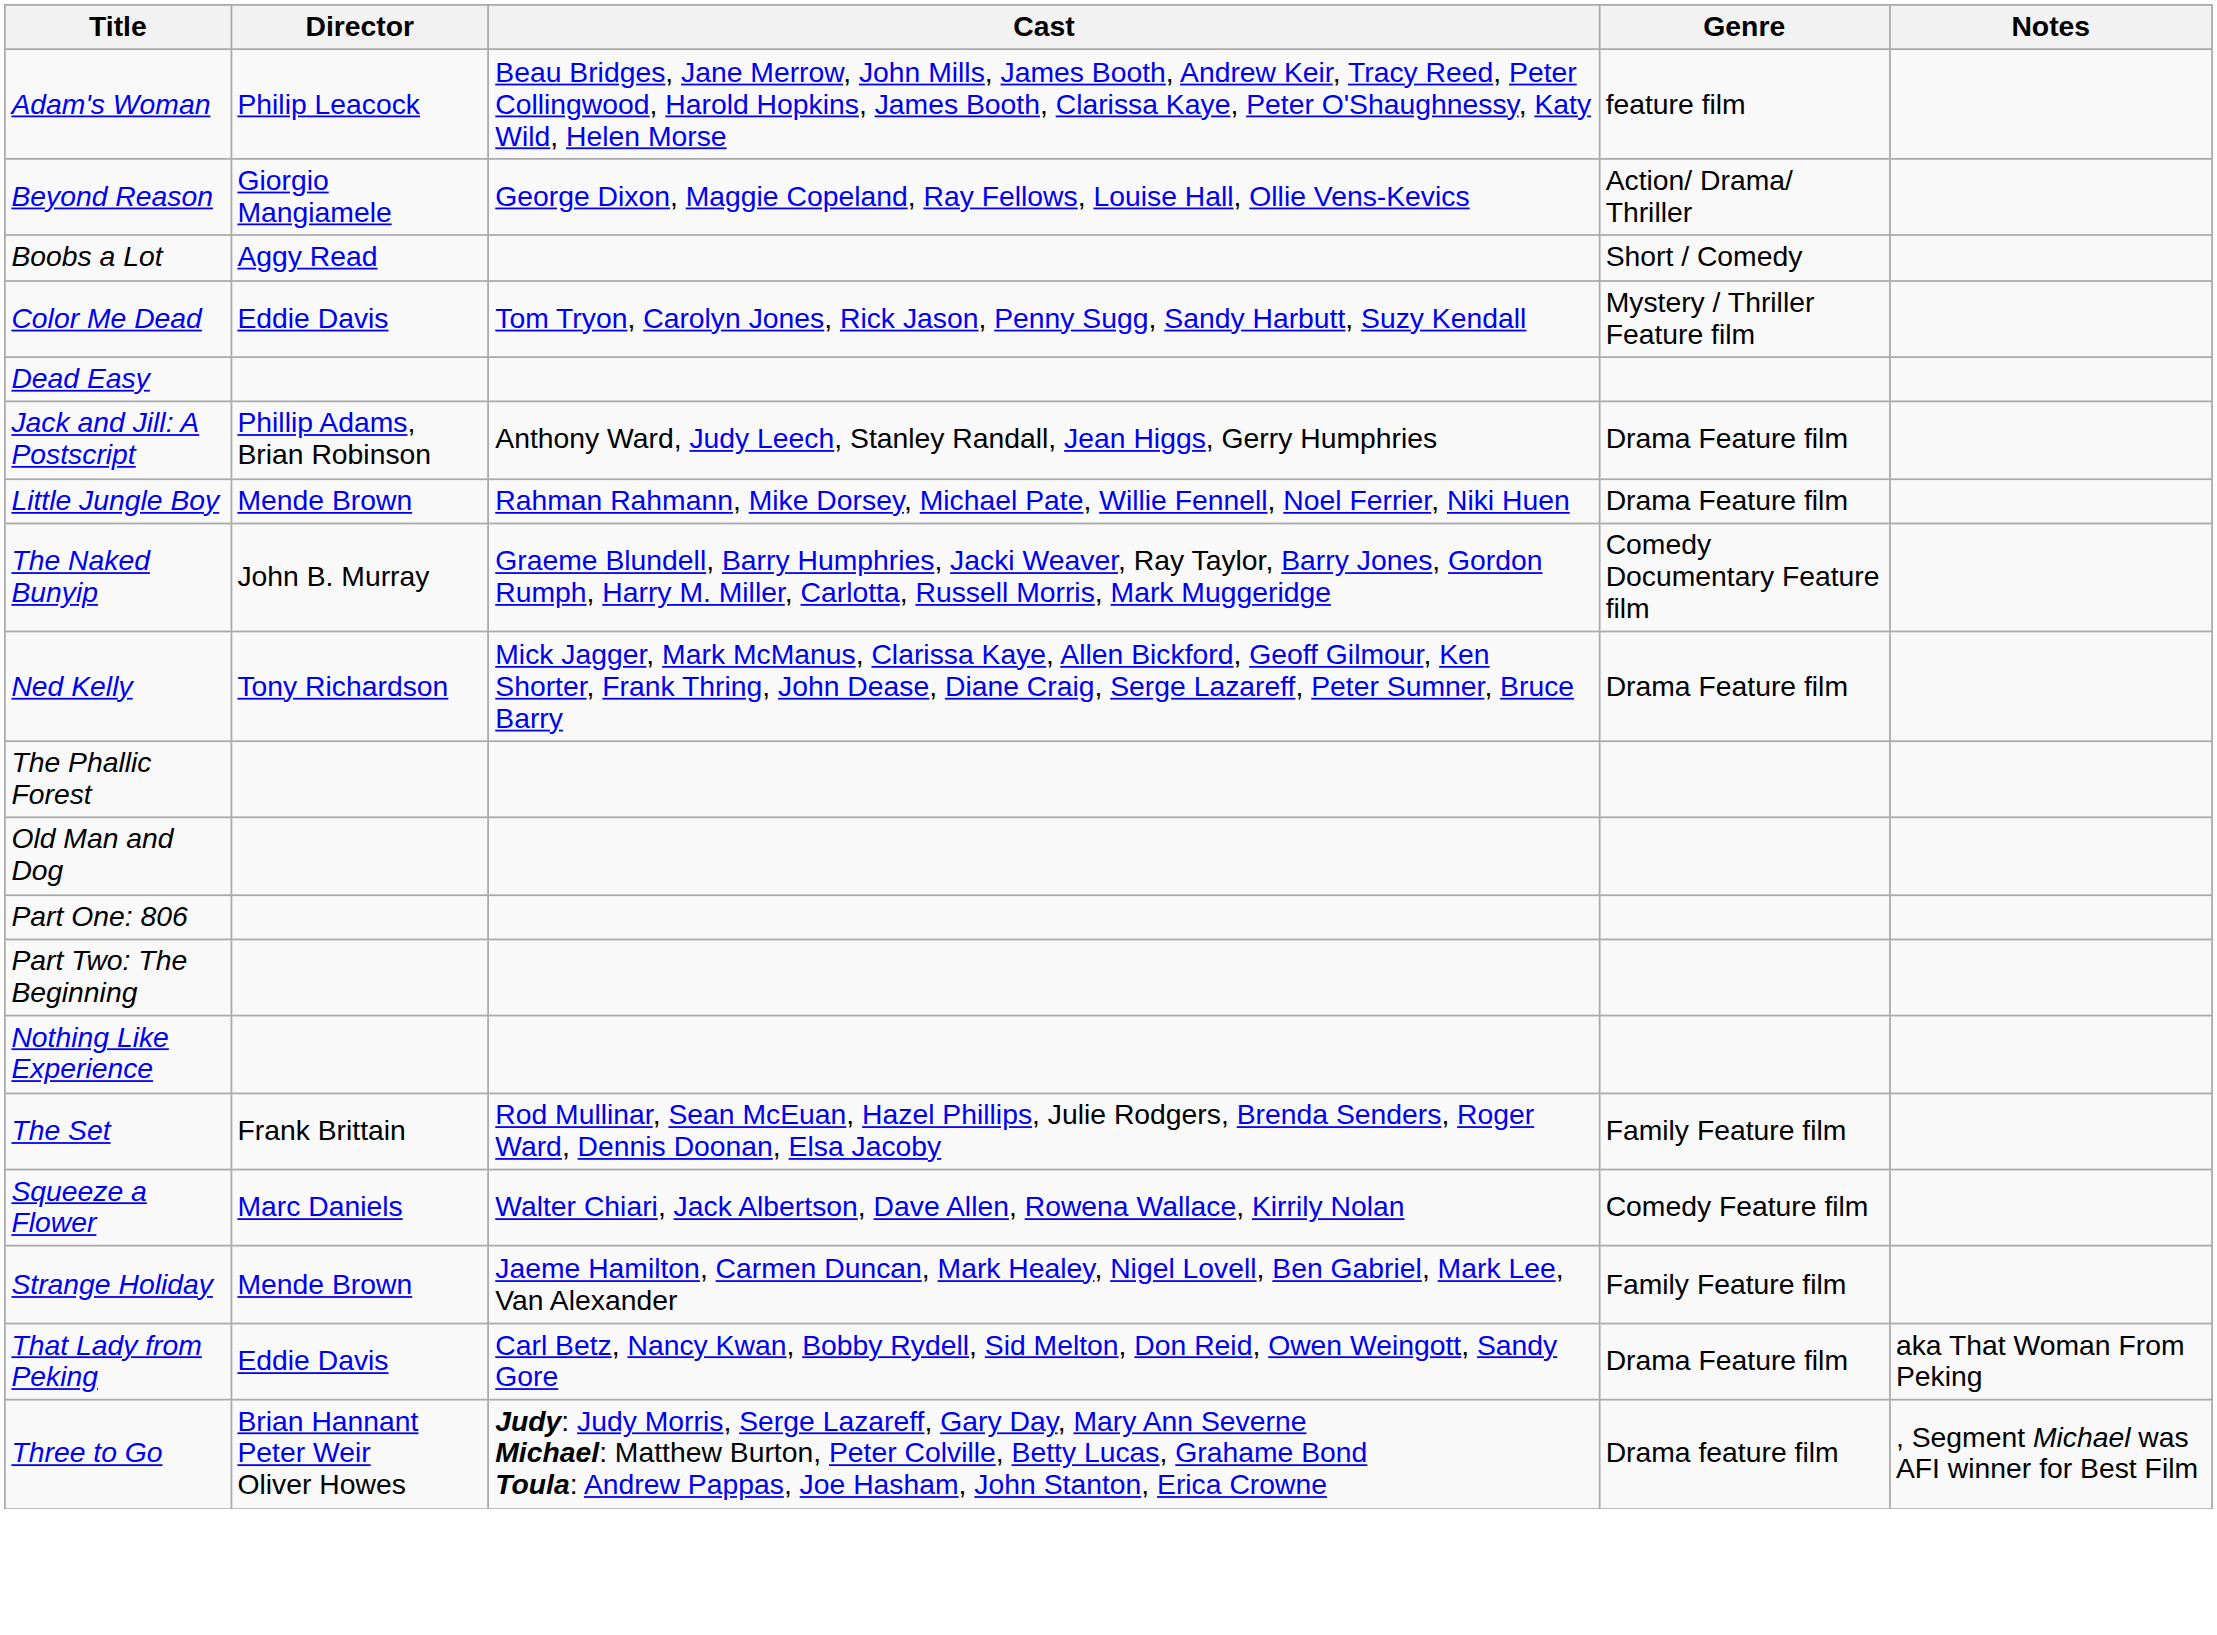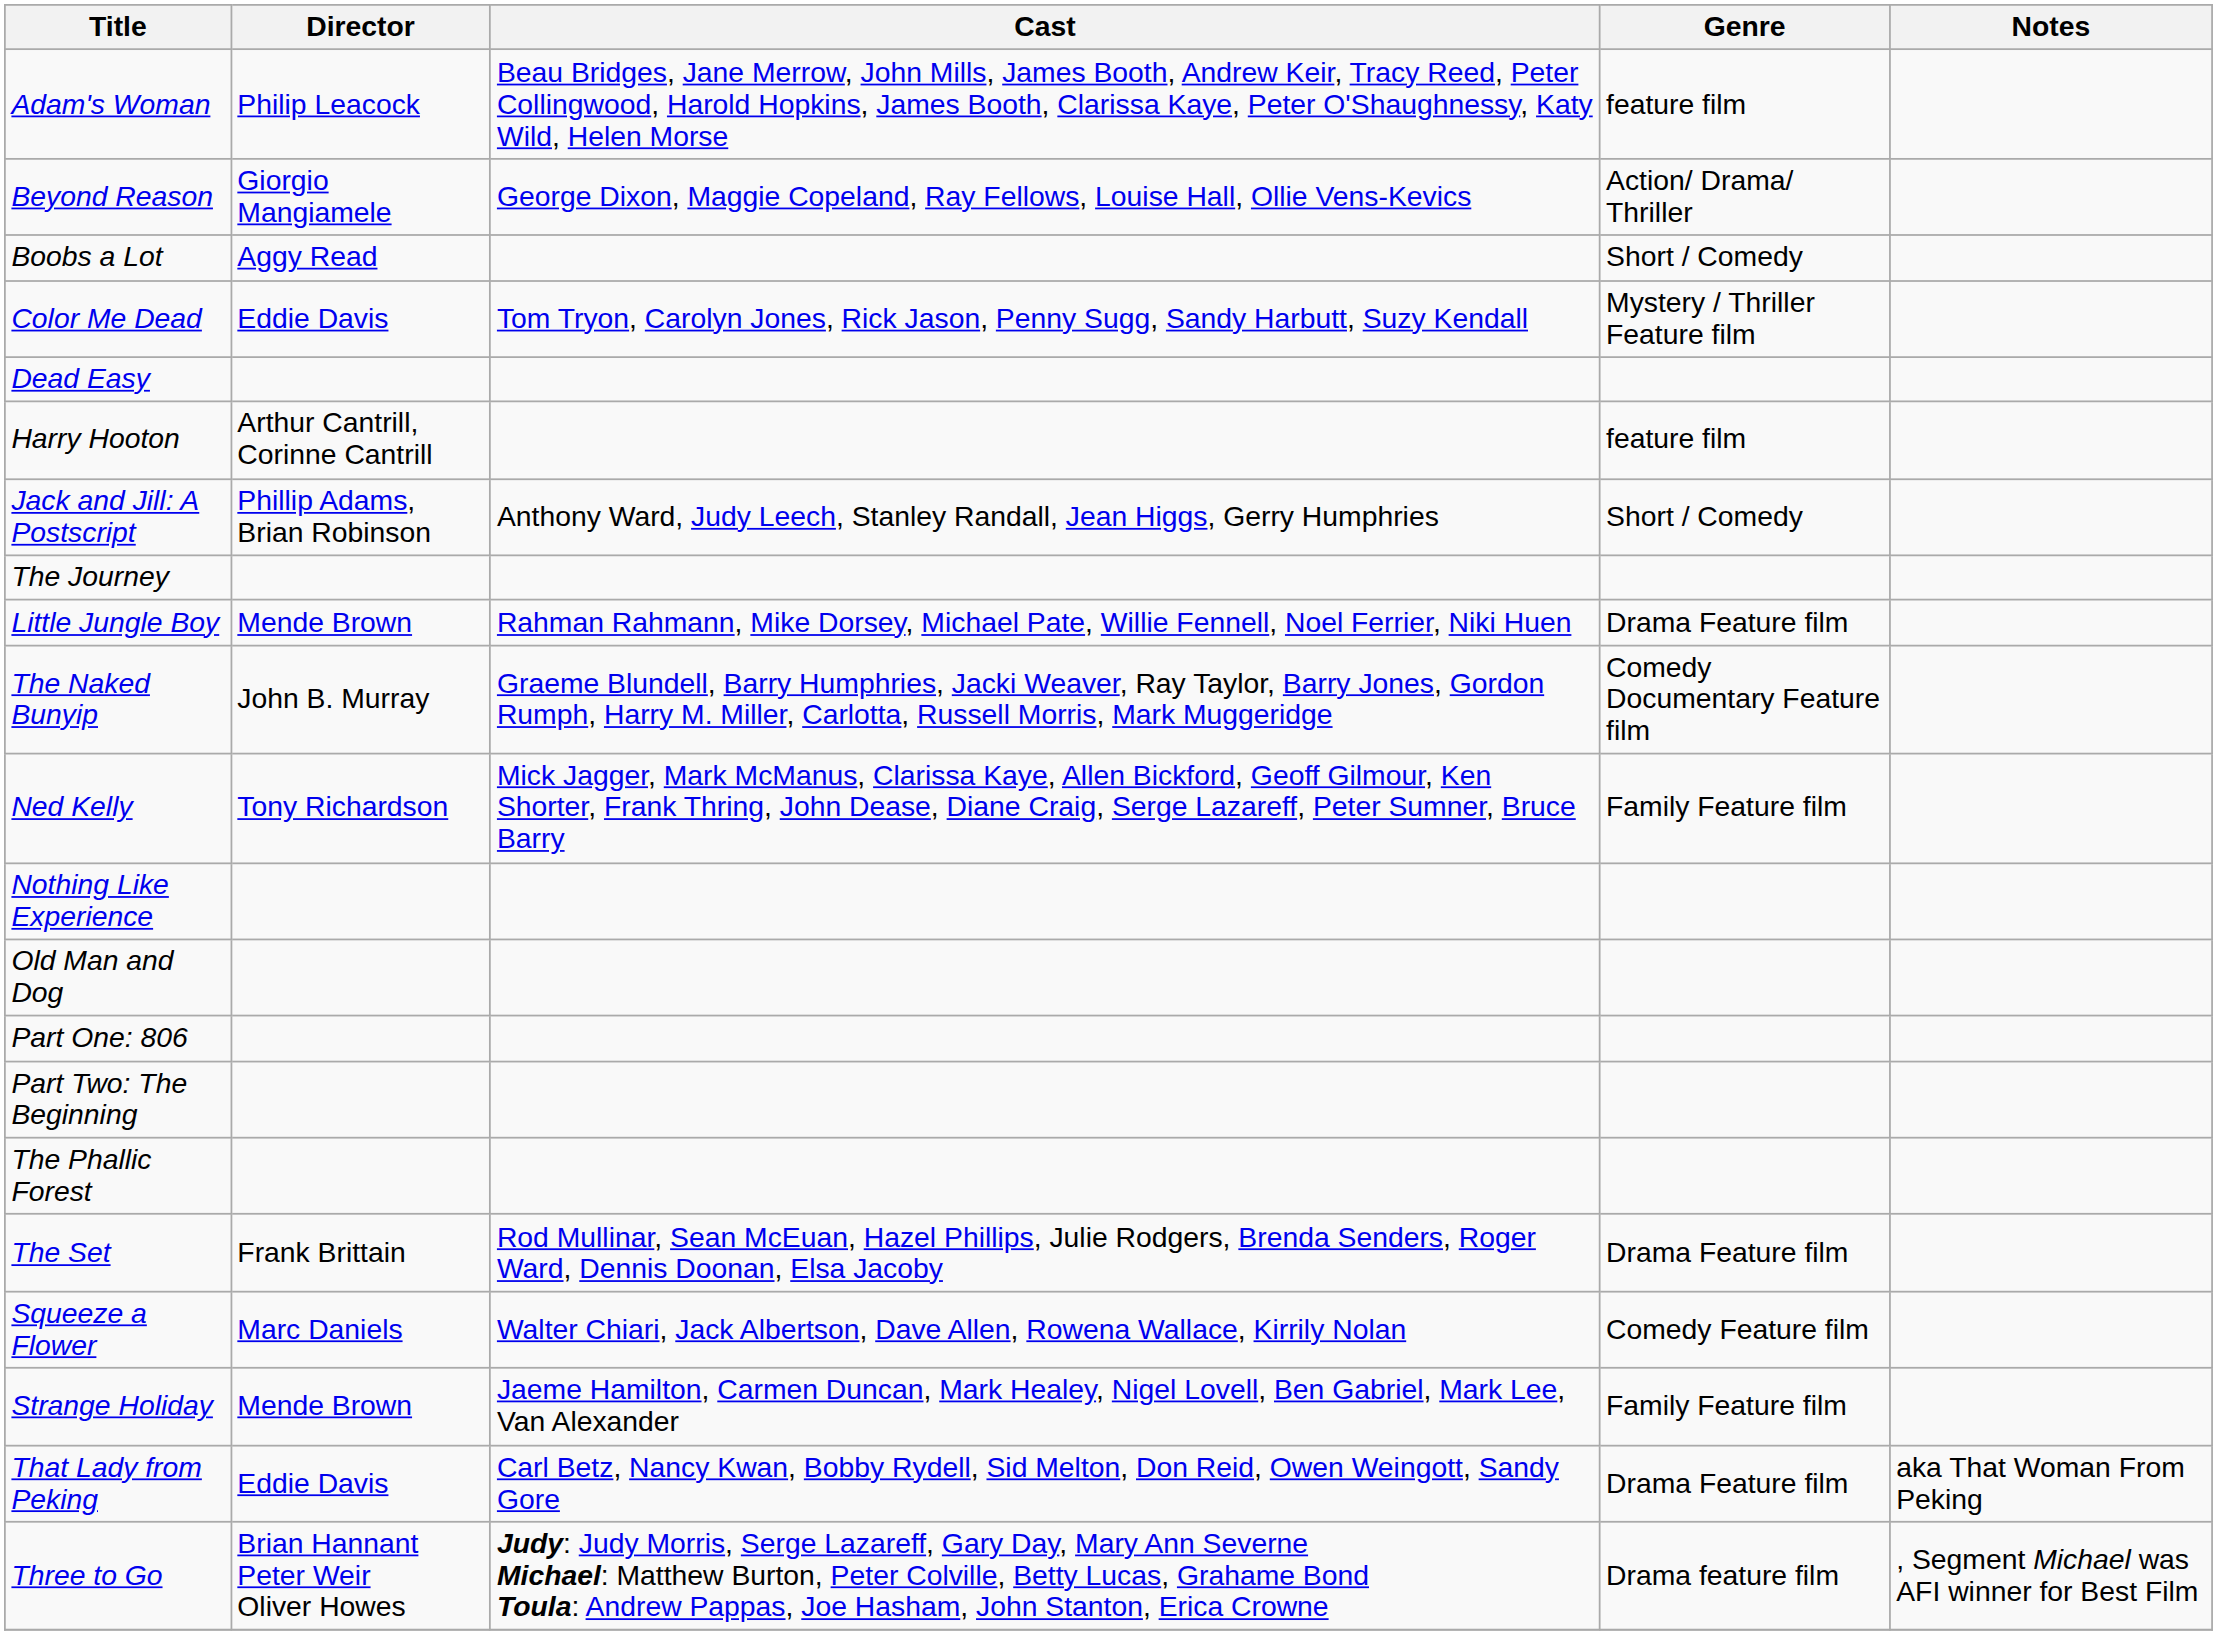+ row: (96, 439)
(1727, 439) Drama Feature film -> (1704, 516) Short / Comedy
+ row: (90, 577)
(1727, 686) Drama Feature film -> (1726, 807) Family Feature film
rows swapped: (90, 1053) <-> (81, 778)
(1726, 1130) Family Feature film -> (1727, 1252) Drama Feature film
